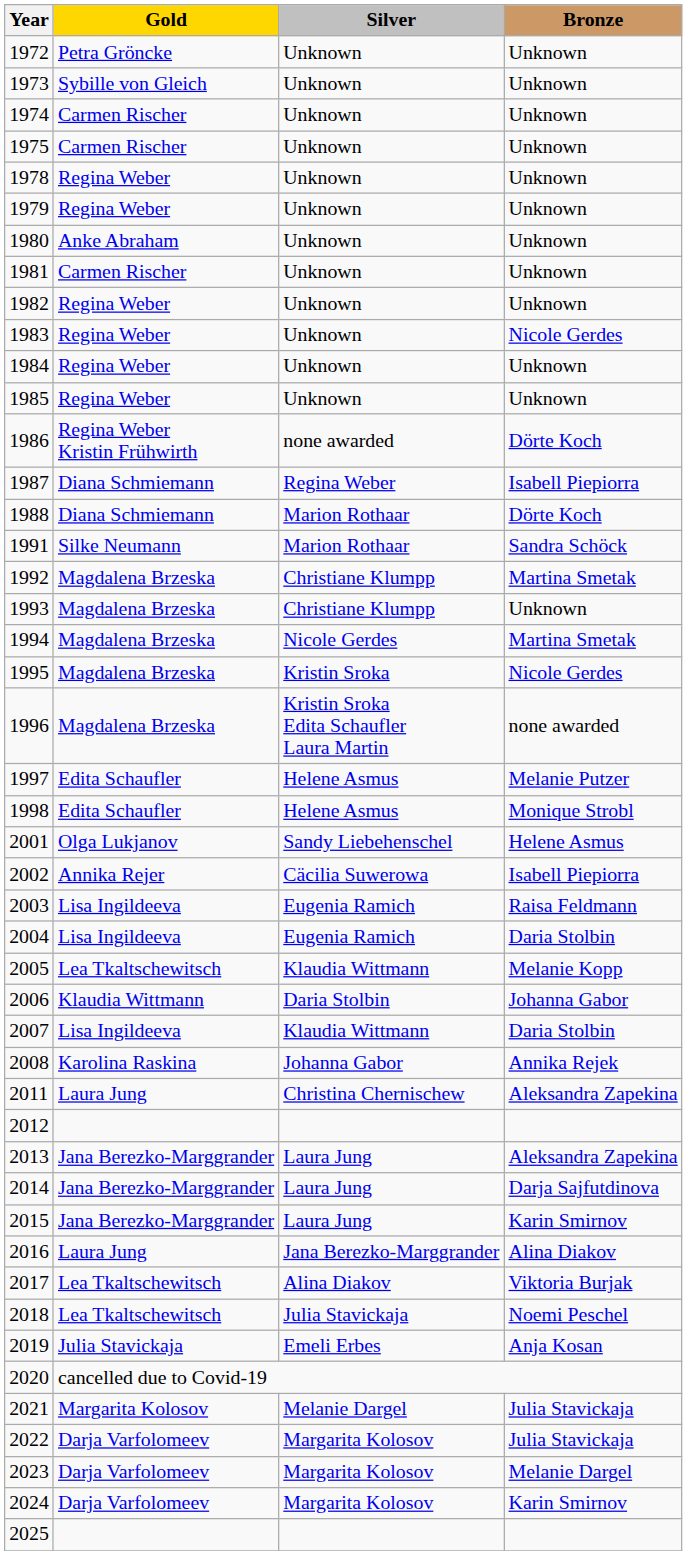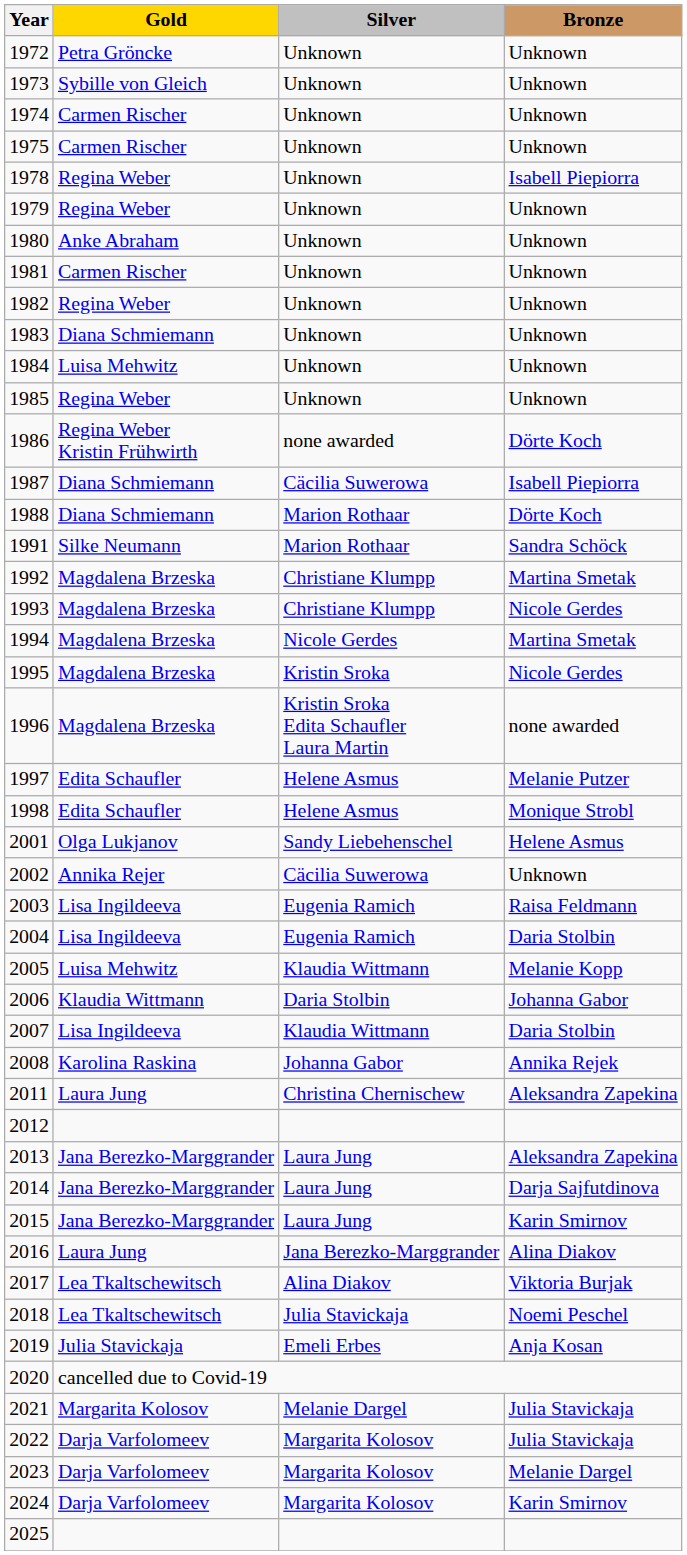(548, 177) Unknown -> (574, 177) Isabell Piepiorra
(114, 334) Regina Weber -> (136, 334) Diana Schmiemann
(566, 334) Nicole Gerdes -> (548, 334) Unknown
(114, 366) Regina Weber -> (118, 366) Luisa Mehwitz
(339, 483) Regina Weber -> (356, 483) Cäcilia Suwerowa
(548, 608) Unknown -> (566, 608) Nicole Gerdes
(574, 873) Isabell Piepiorra -> (548, 873) Unknown
(140, 968) Lea Tkaltschewitsch -> (118, 968) Luisa Mehwitz
